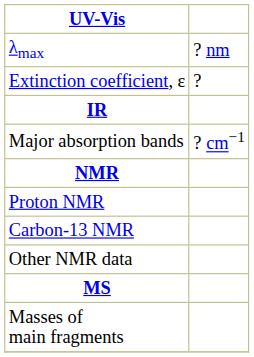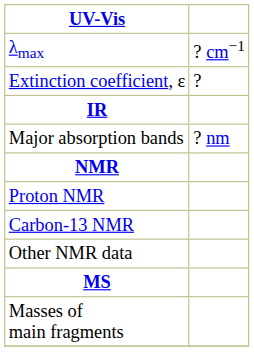(212, 50) ? nm -> (219, 50) ? cm−1
(219, 141) ? cm−1 -> (212, 138) ? nm
